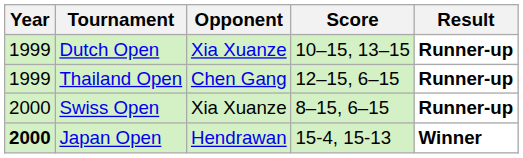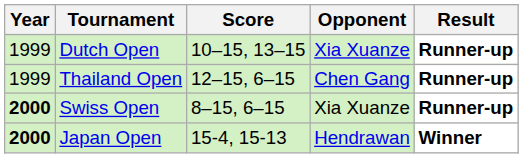columns swapped: (239, 20) <-> (353, 20)
(30, 109) normal -> (30, 109) bold
